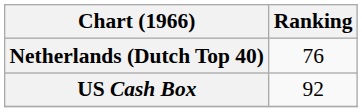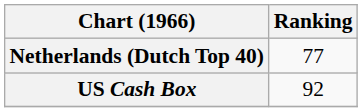(313, 55) 76 -> (313, 55) 77
